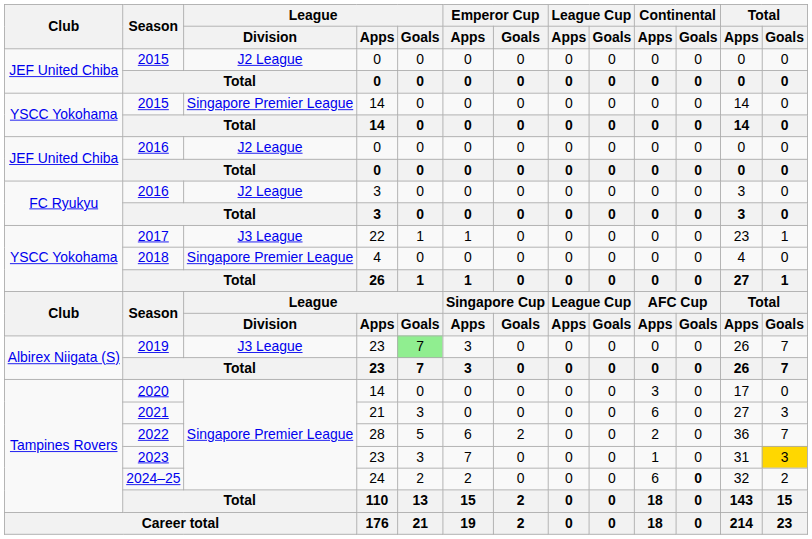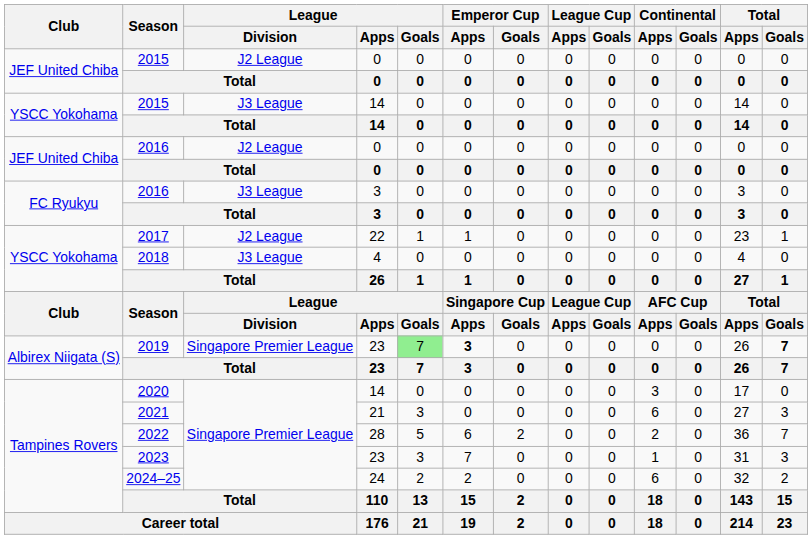(270, 103) Singapore Premier League -> (270, 103) J3 League
(270, 192) J2 League -> (270, 192) J3 League
(270, 236) J3 League -> (270, 236) J2 League
(270, 258) Singapore Premier League -> (270, 258) J3 League
(270, 346) J3 League -> (270, 346) Singapore Premier League
(468, 346) normal -> (468, 346) bold
(785, 346) normal -> (785, 346) bold
(785, 457) gold background -> (785, 457) no background
(698, 479) bold -> (698, 479) normal
